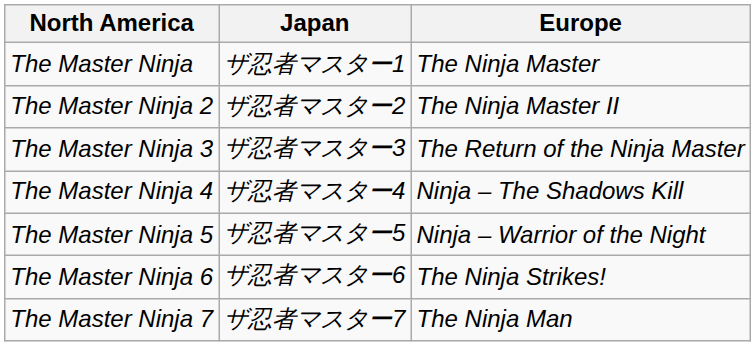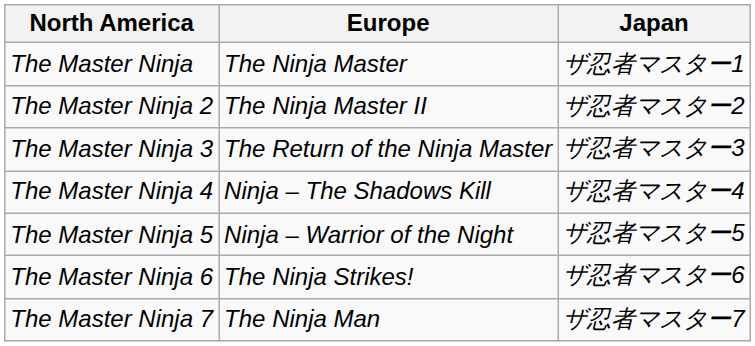columns swapped: (581, 23) <-> (315, 23)
